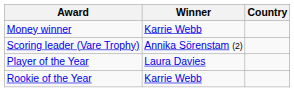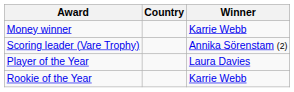columns swapped: (194, 12) <-> (267, 12)
